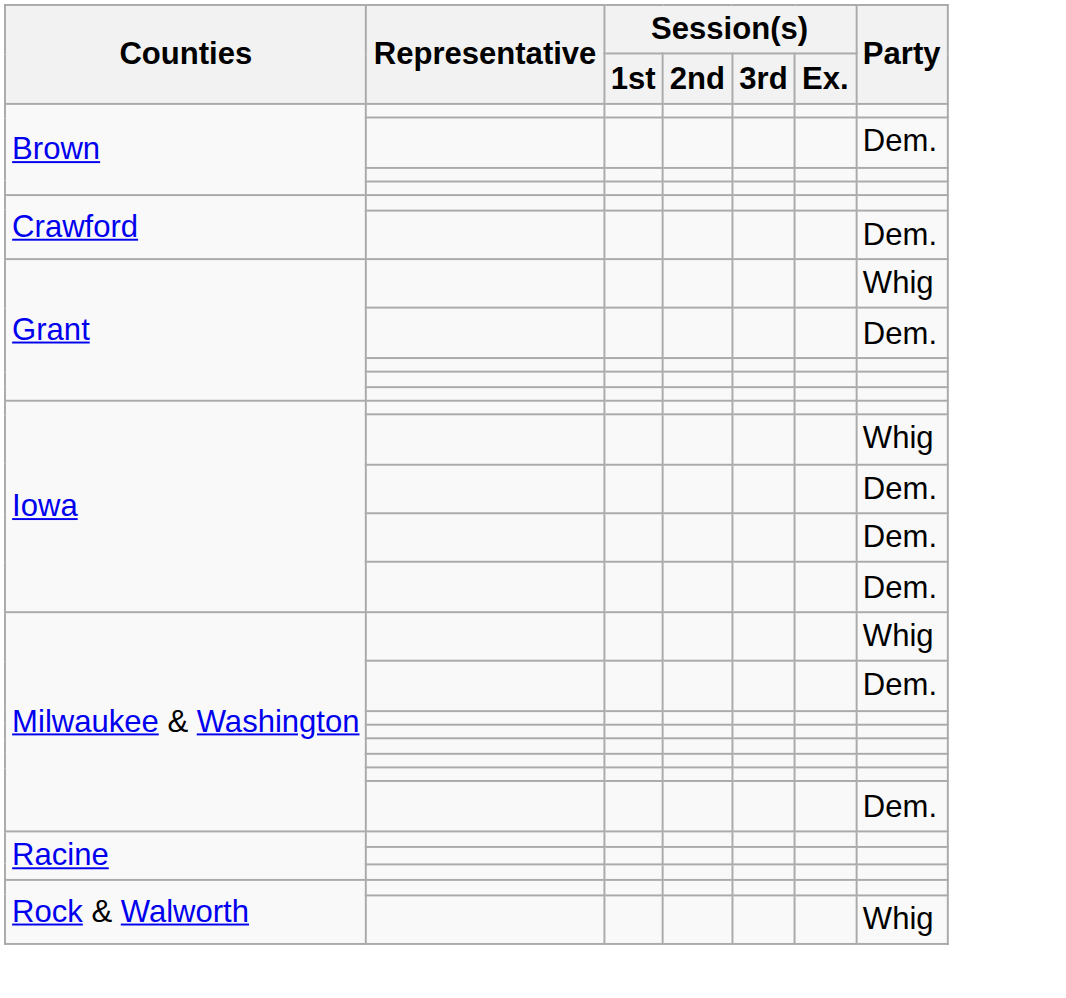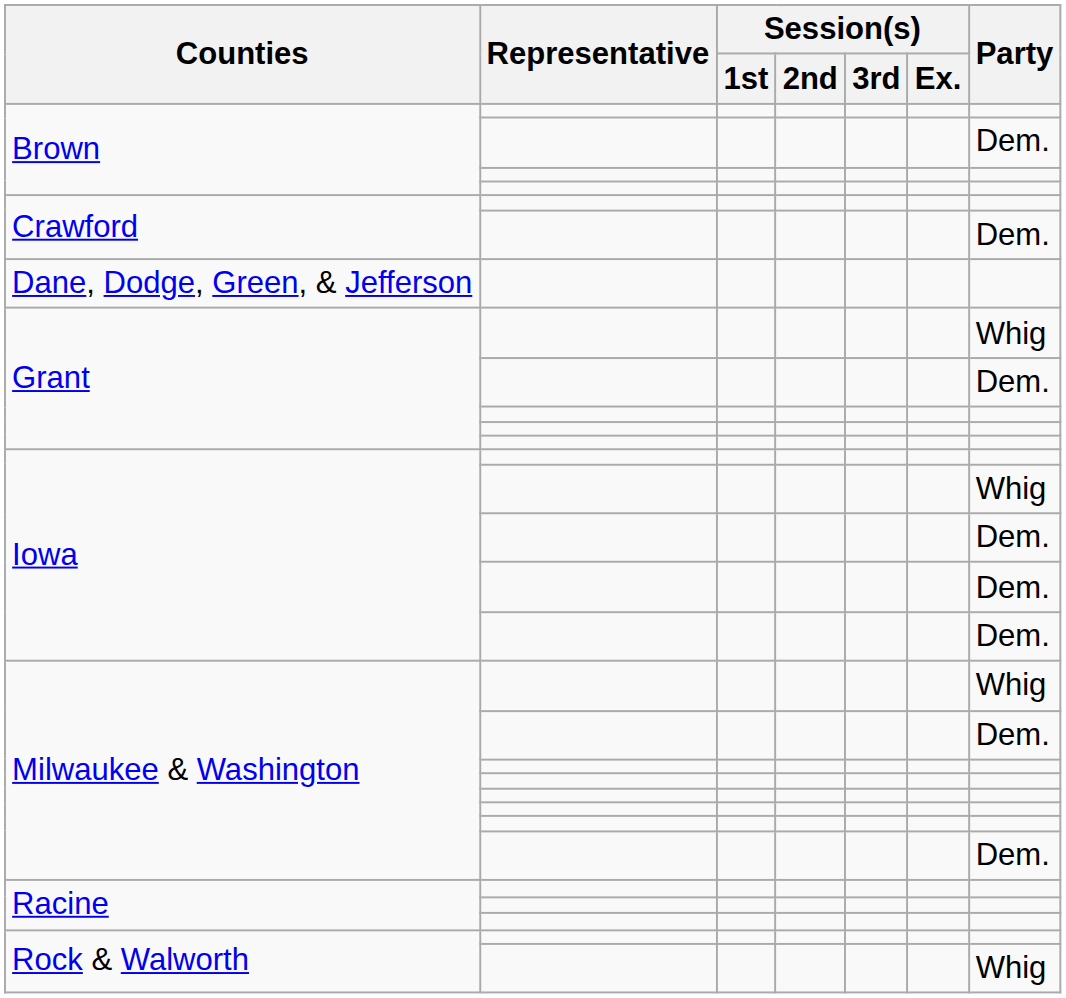+ row: (242, 283)
